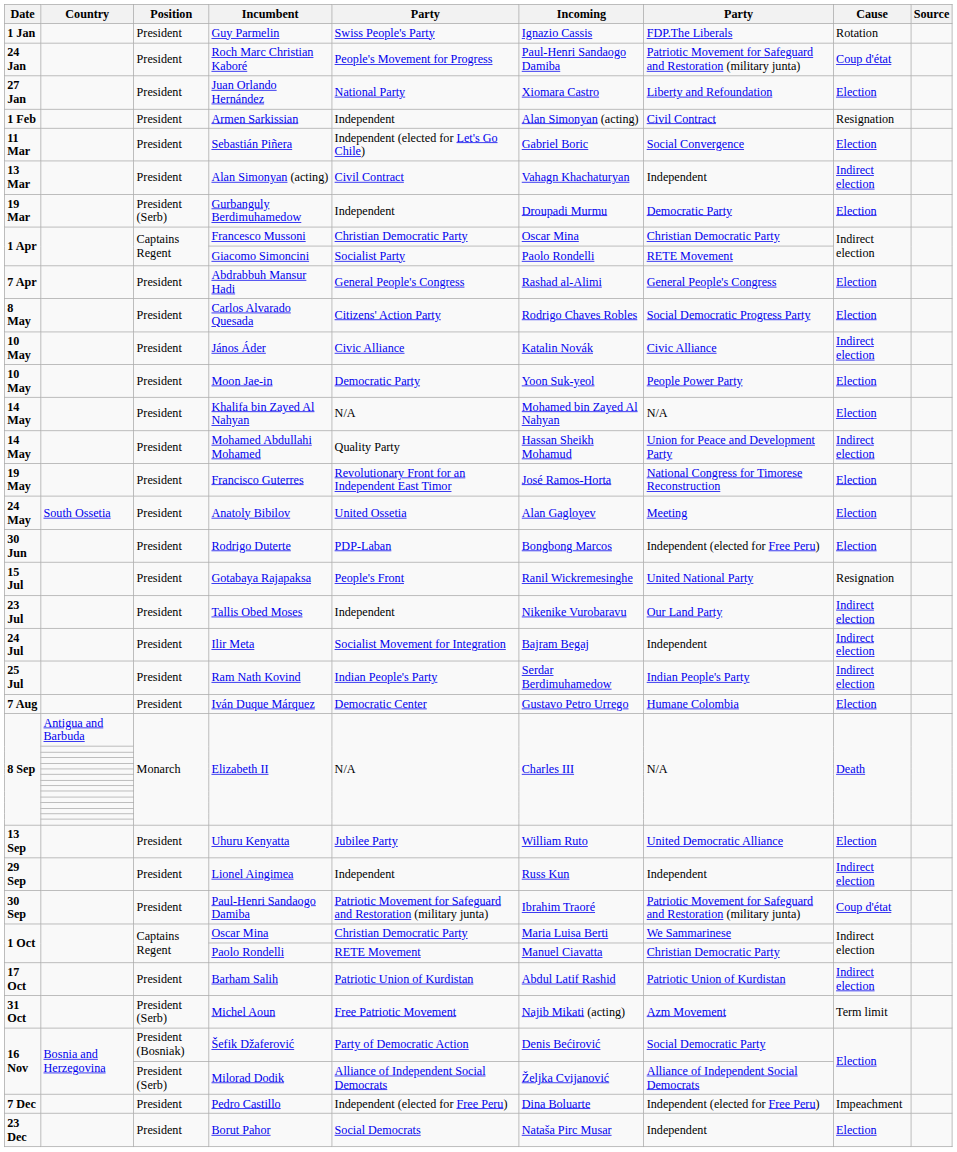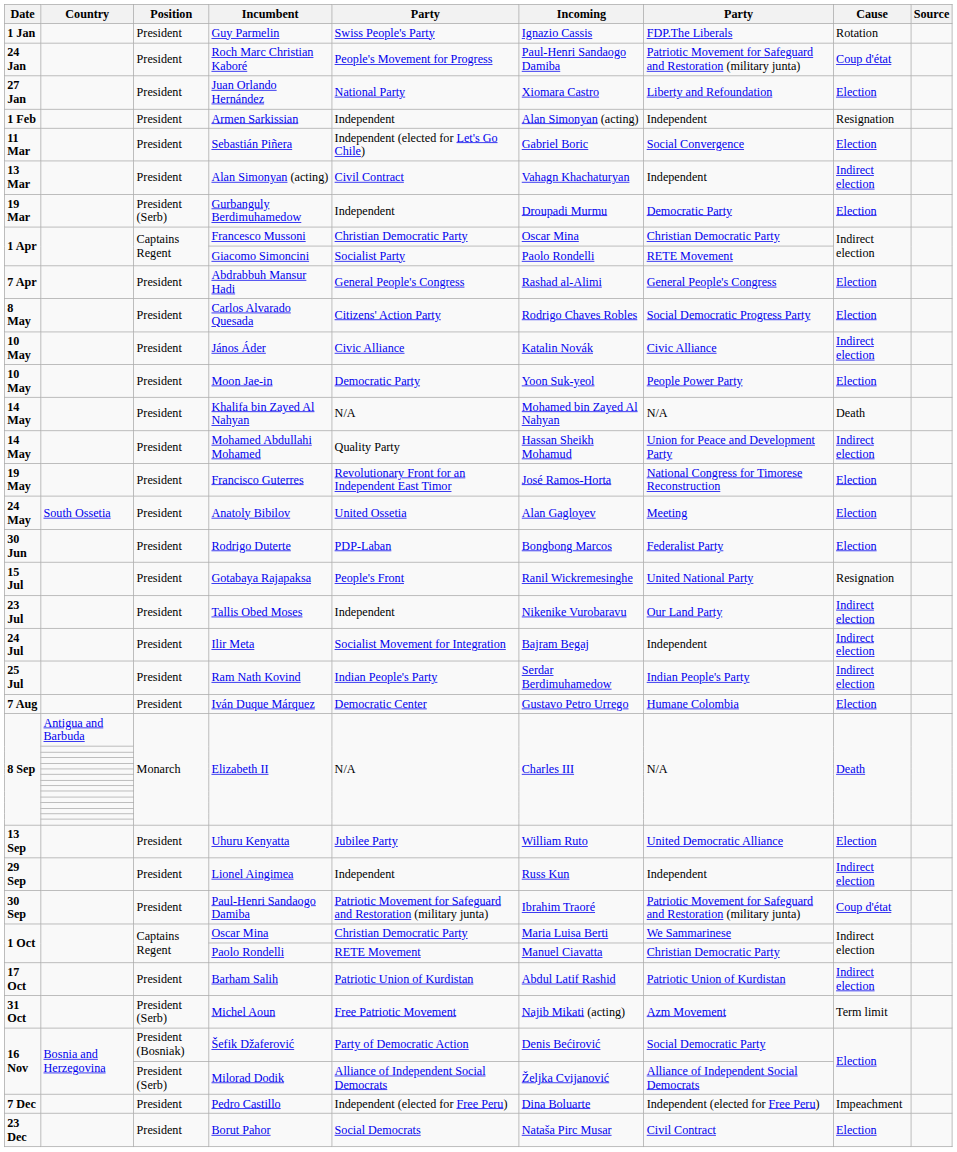(681, 118) Civil Contract -> (677, 118) Independent
(856, 414) Election -> (851, 414) Death
(733, 545) Independent (elected for Free Peru) -> (685, 545) Federalist Party
(677, 1130) Independent -> (681, 1130) Civil Contract
